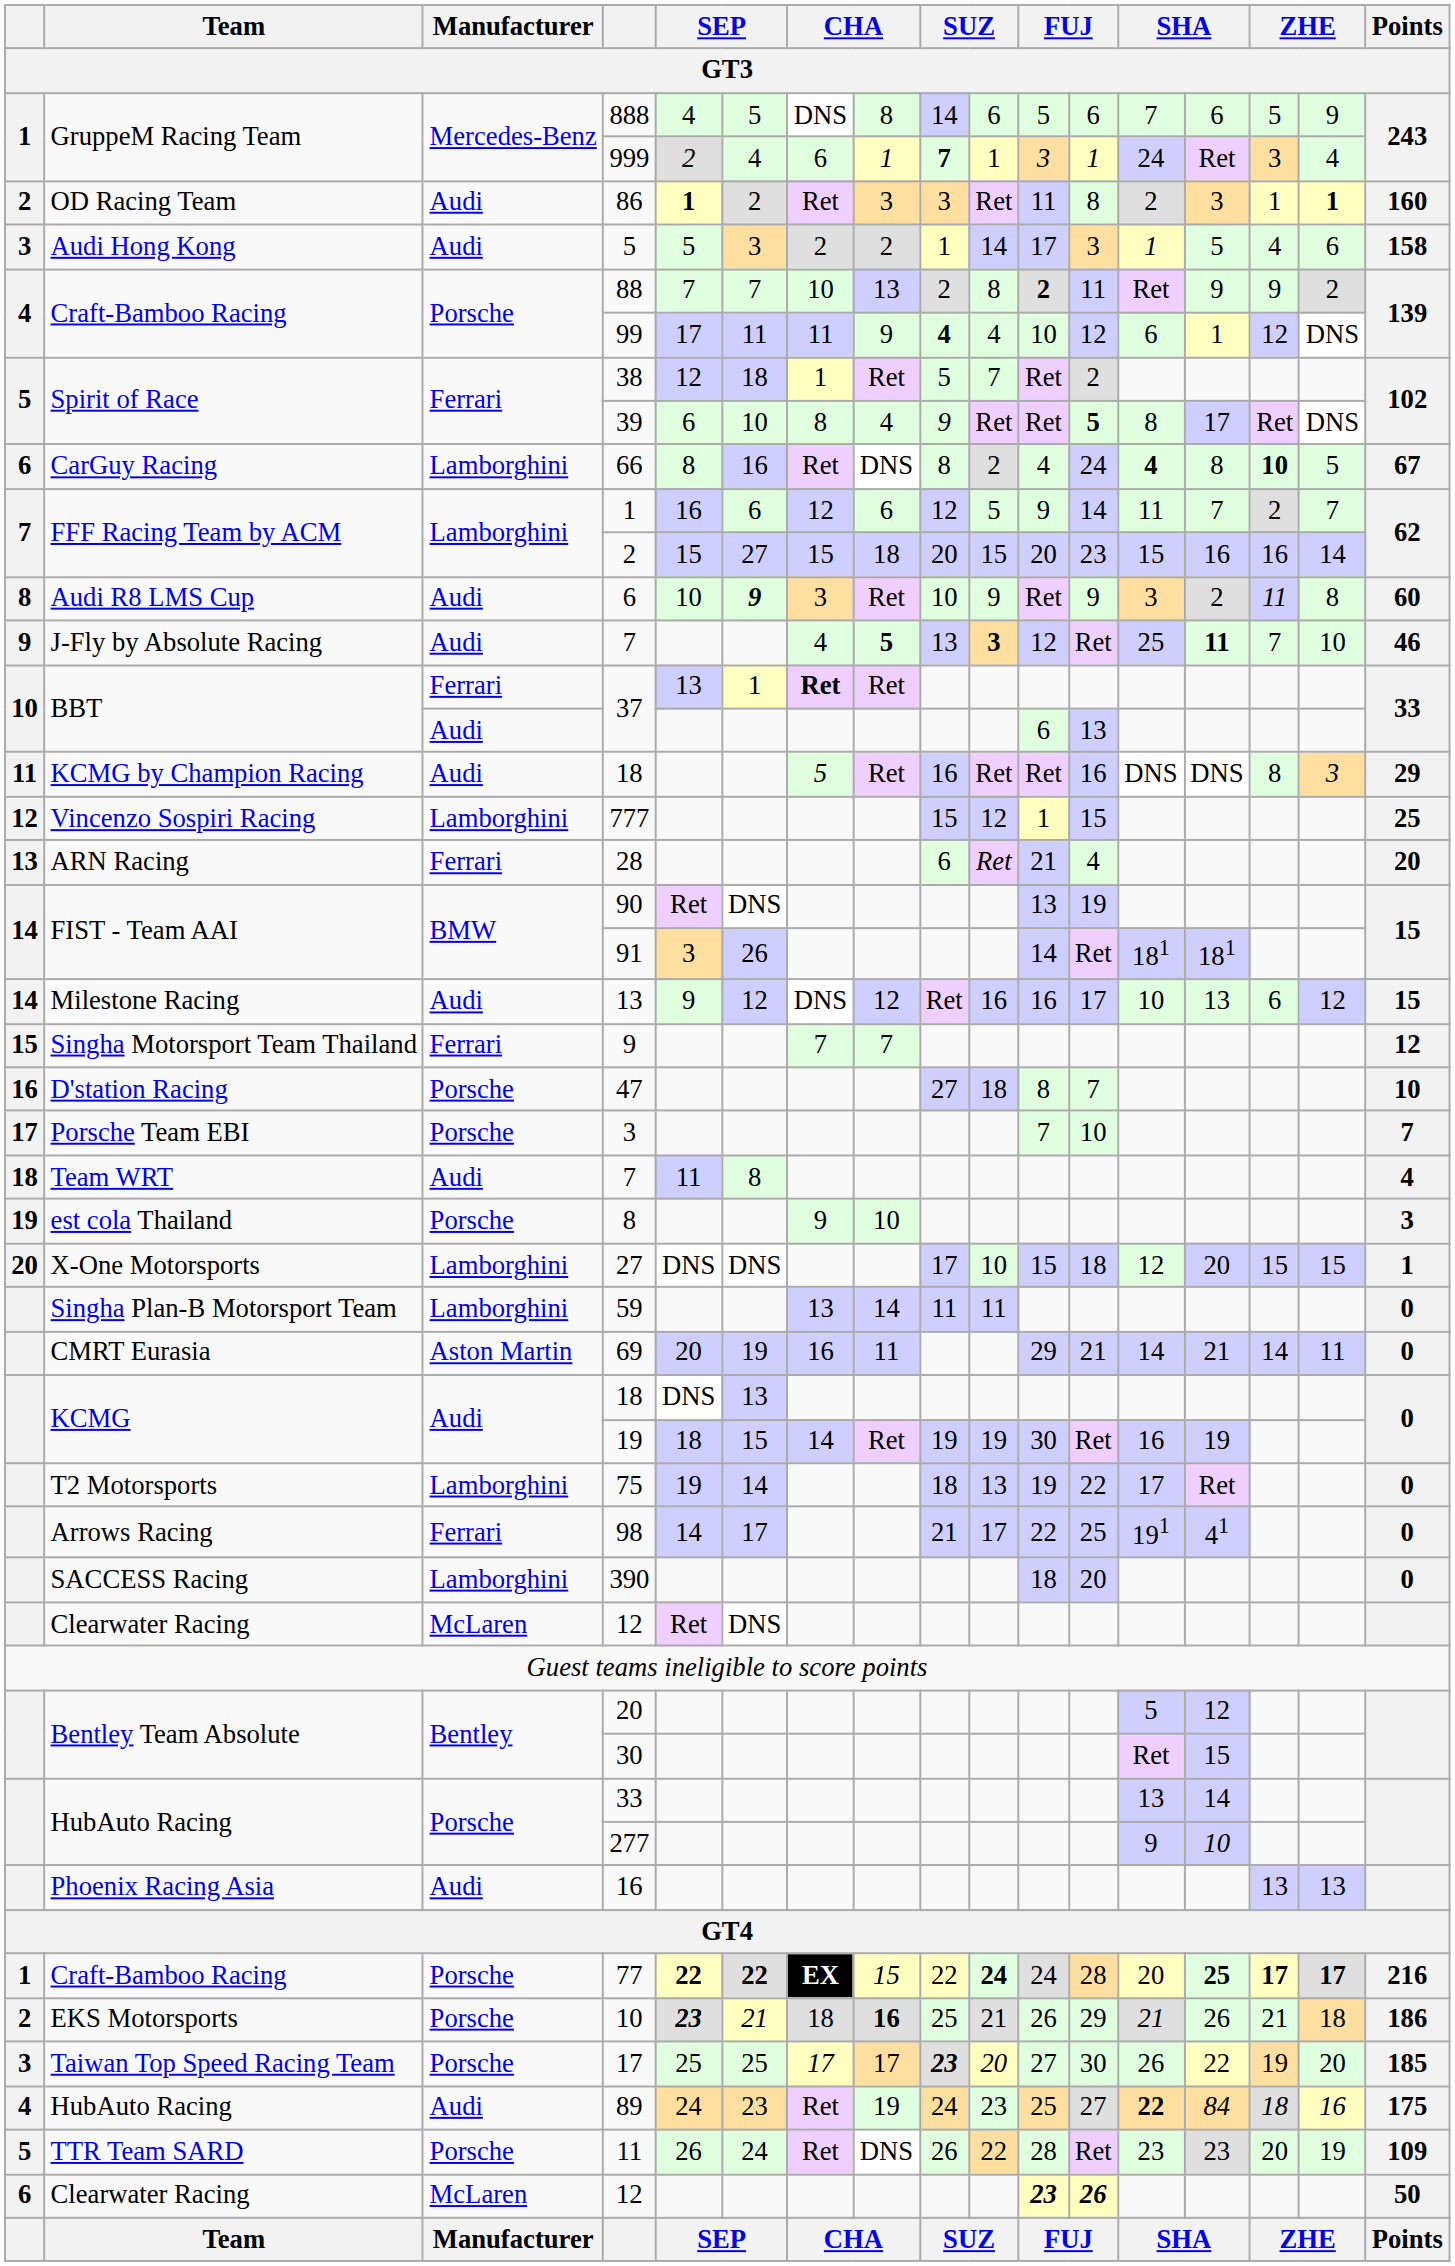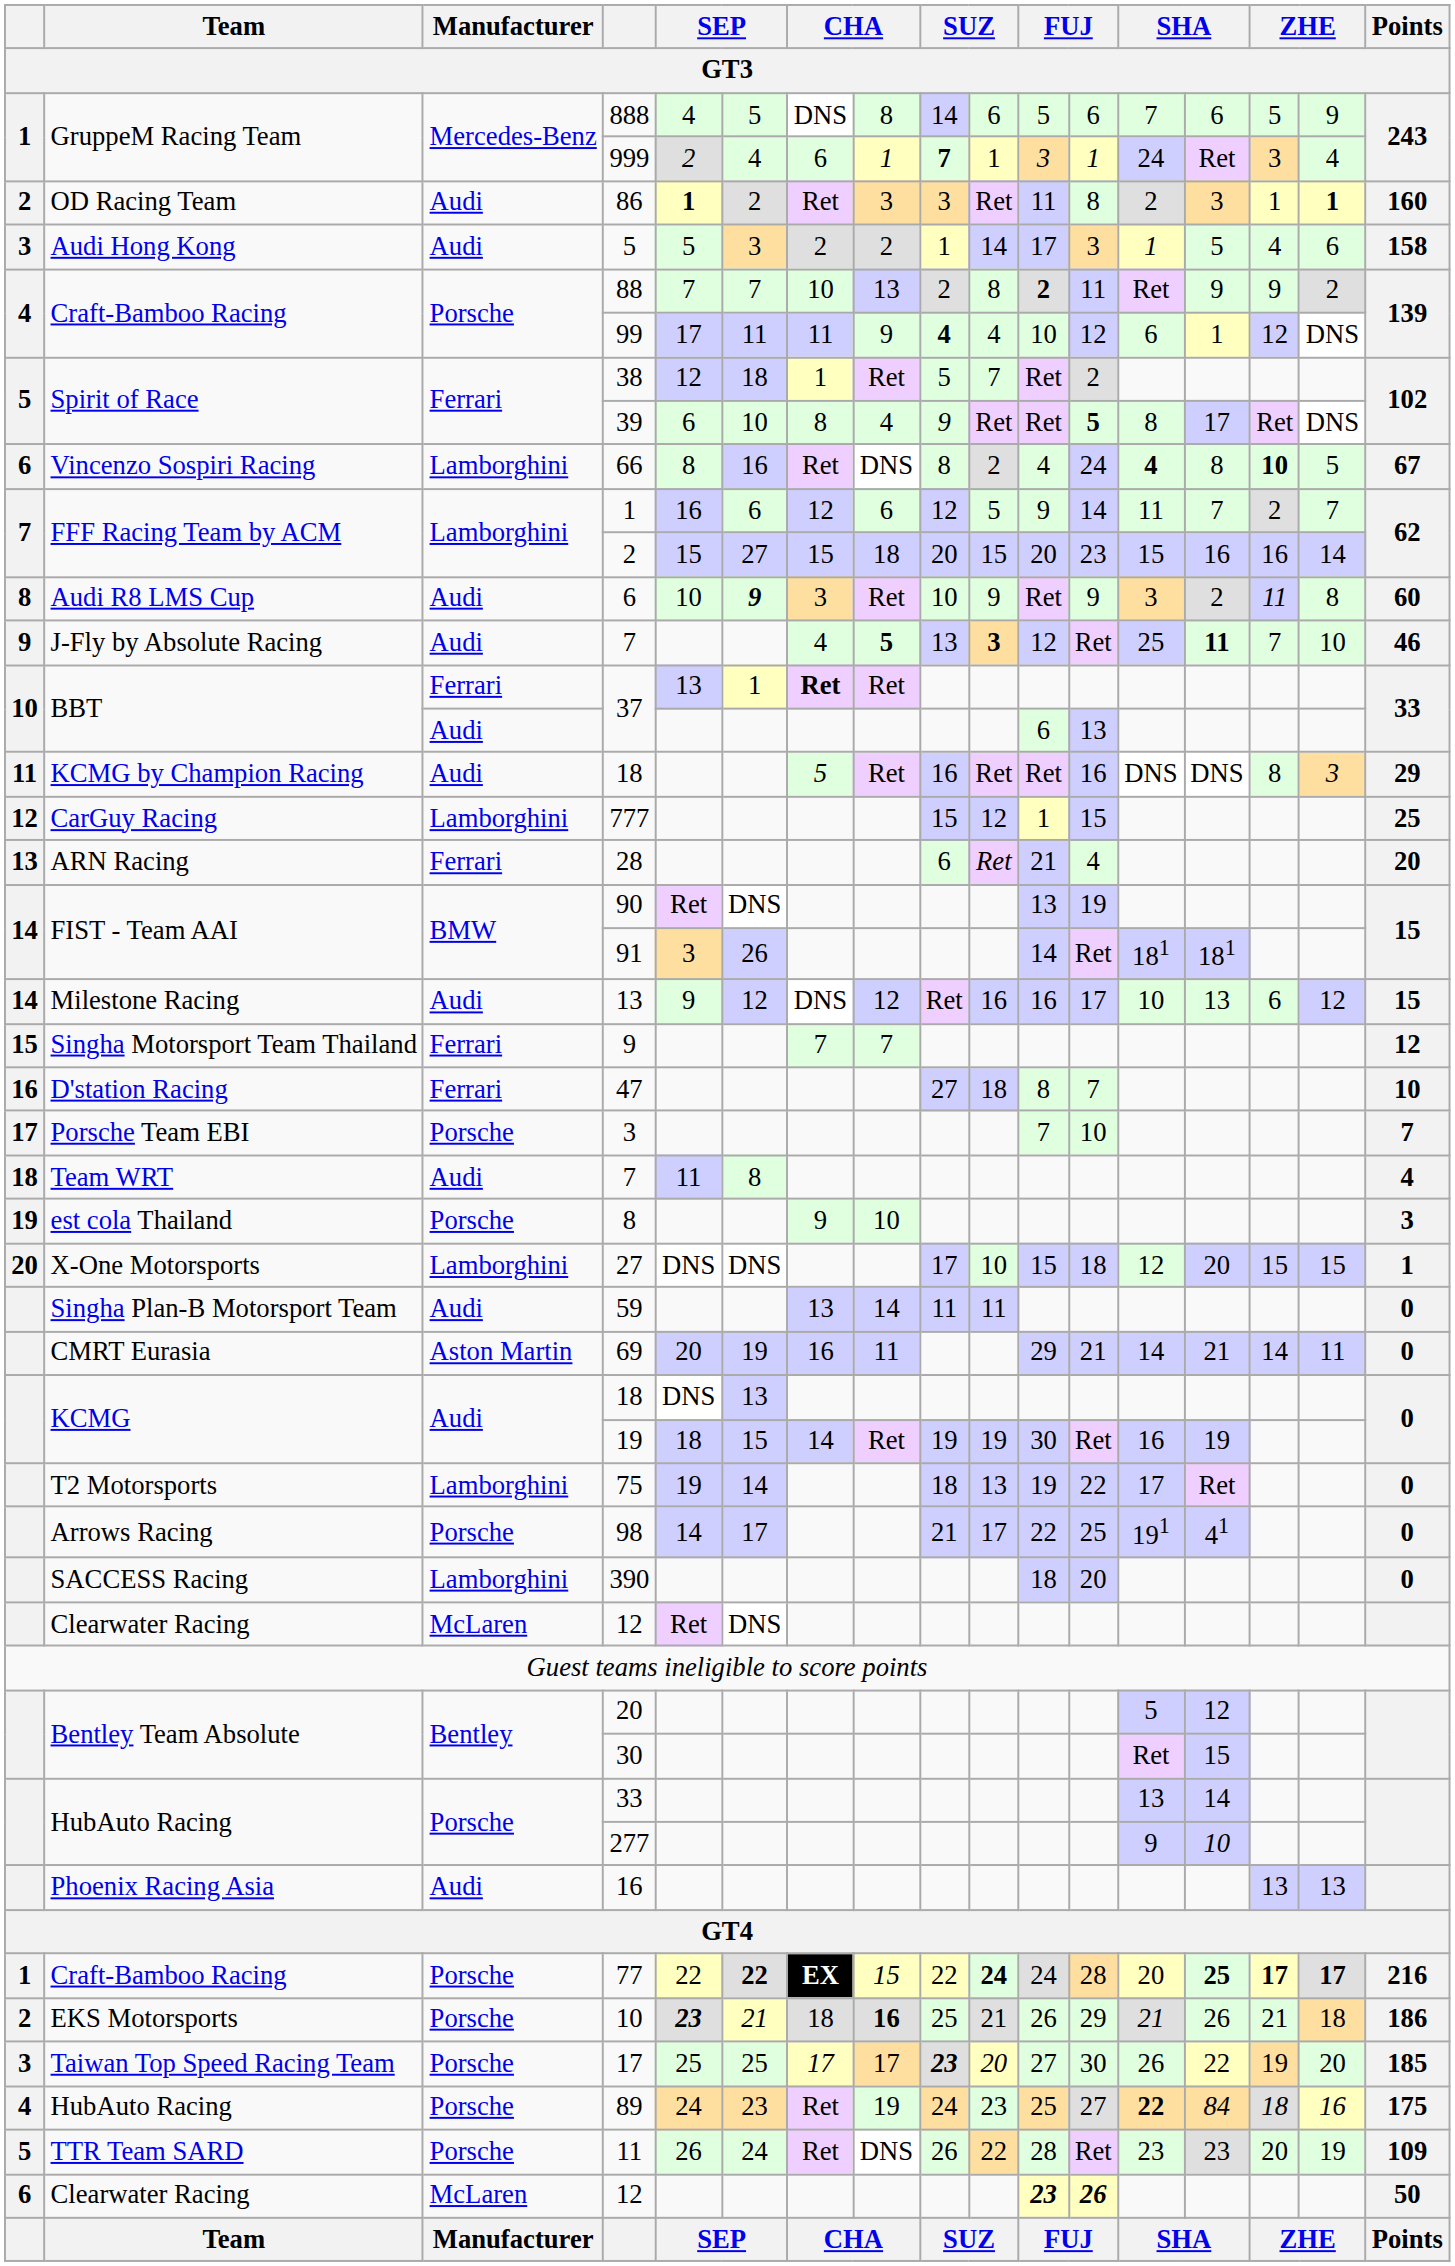(134, 465) CarGuy Racing -> (183, 465) Vincenzo Sospiri Racing
(183, 817) Vincenzo Sospiri Racing -> (134, 817) CarGuy Racing
(472, 1088) Porsche -> (466, 1088) Ferrari
(499, 1308) Lamborghini -> (456, 1308) Audi
(466, 1531) Ferrari -> (472, 1531) Porsche
(689, 1974) bold -> (689, 1974) normal
(456, 2106) Audi -> (472, 2106) Porsche
